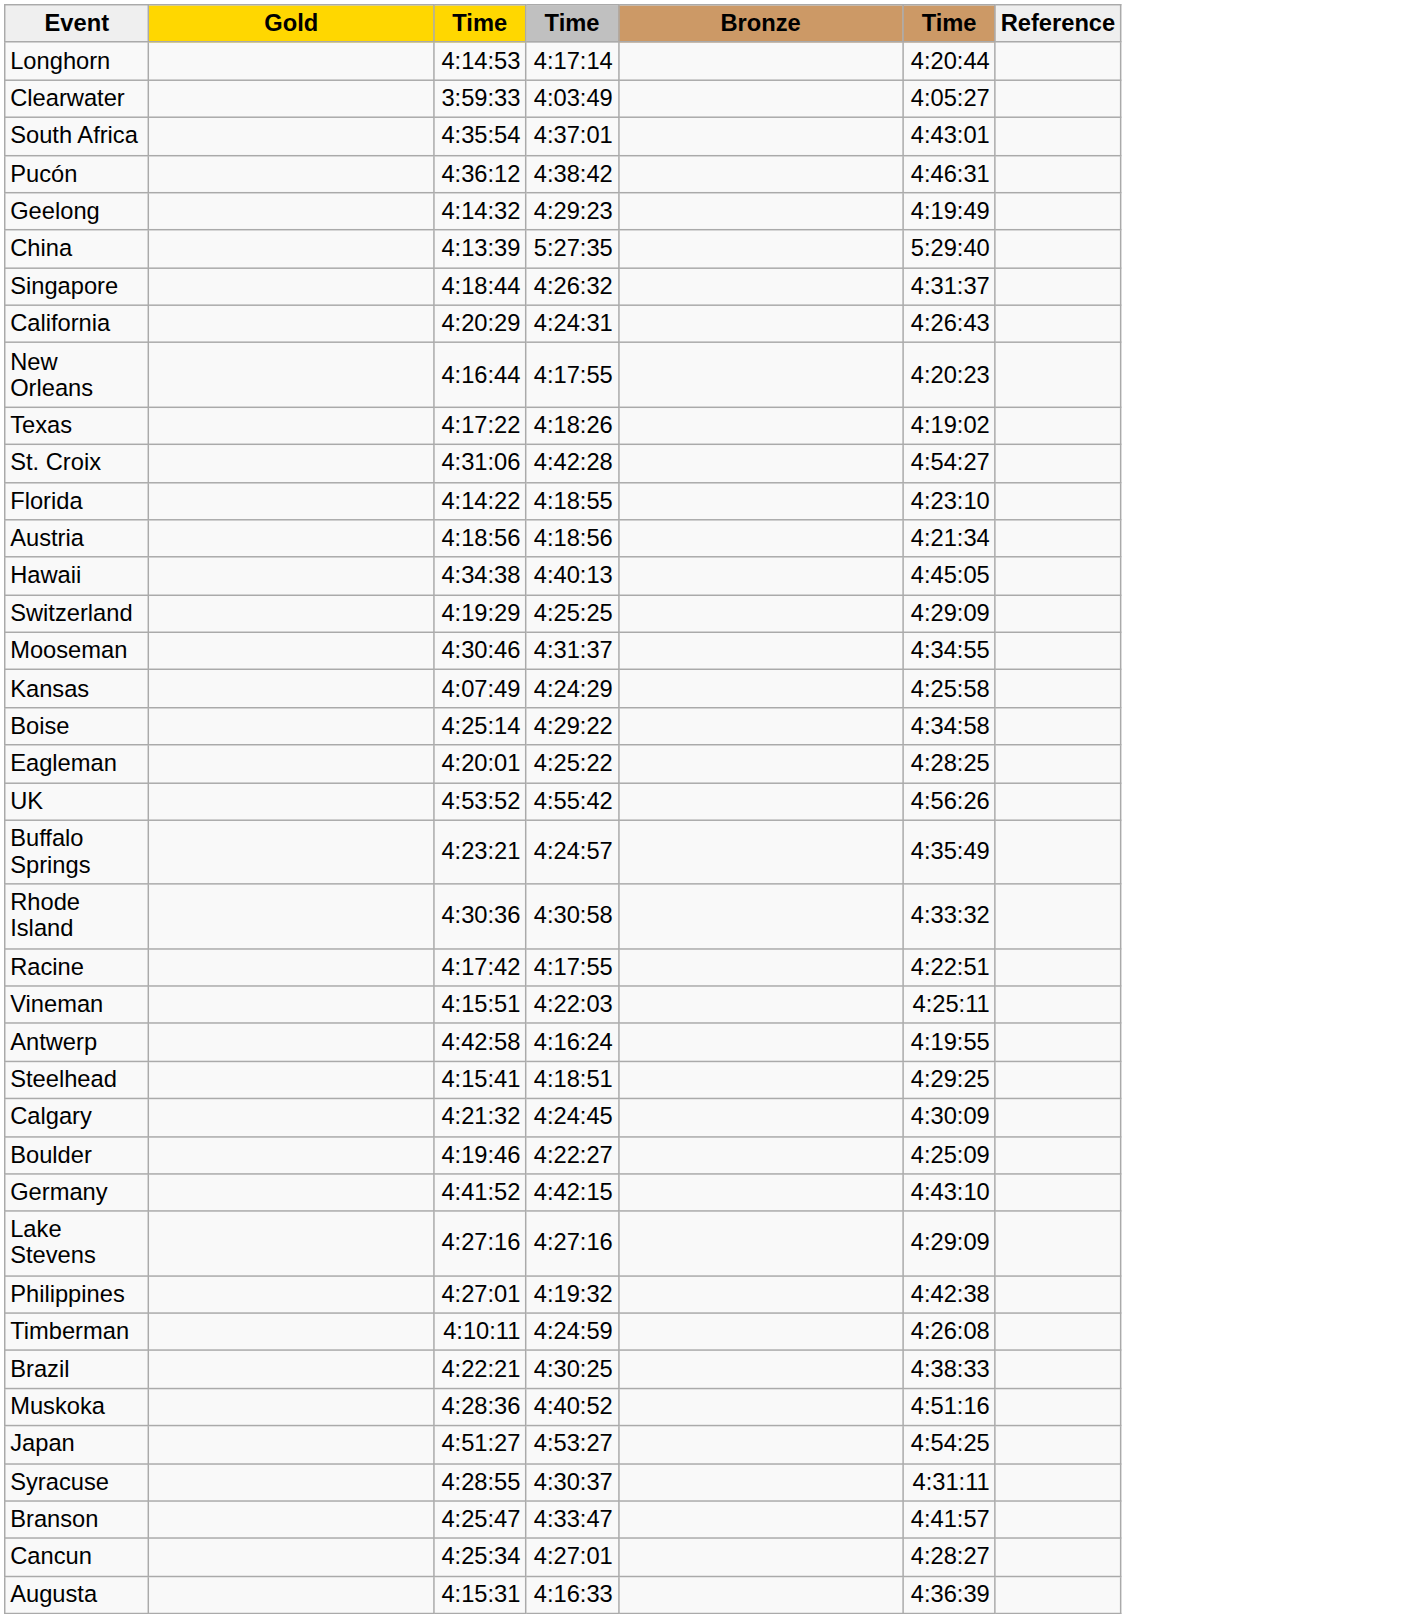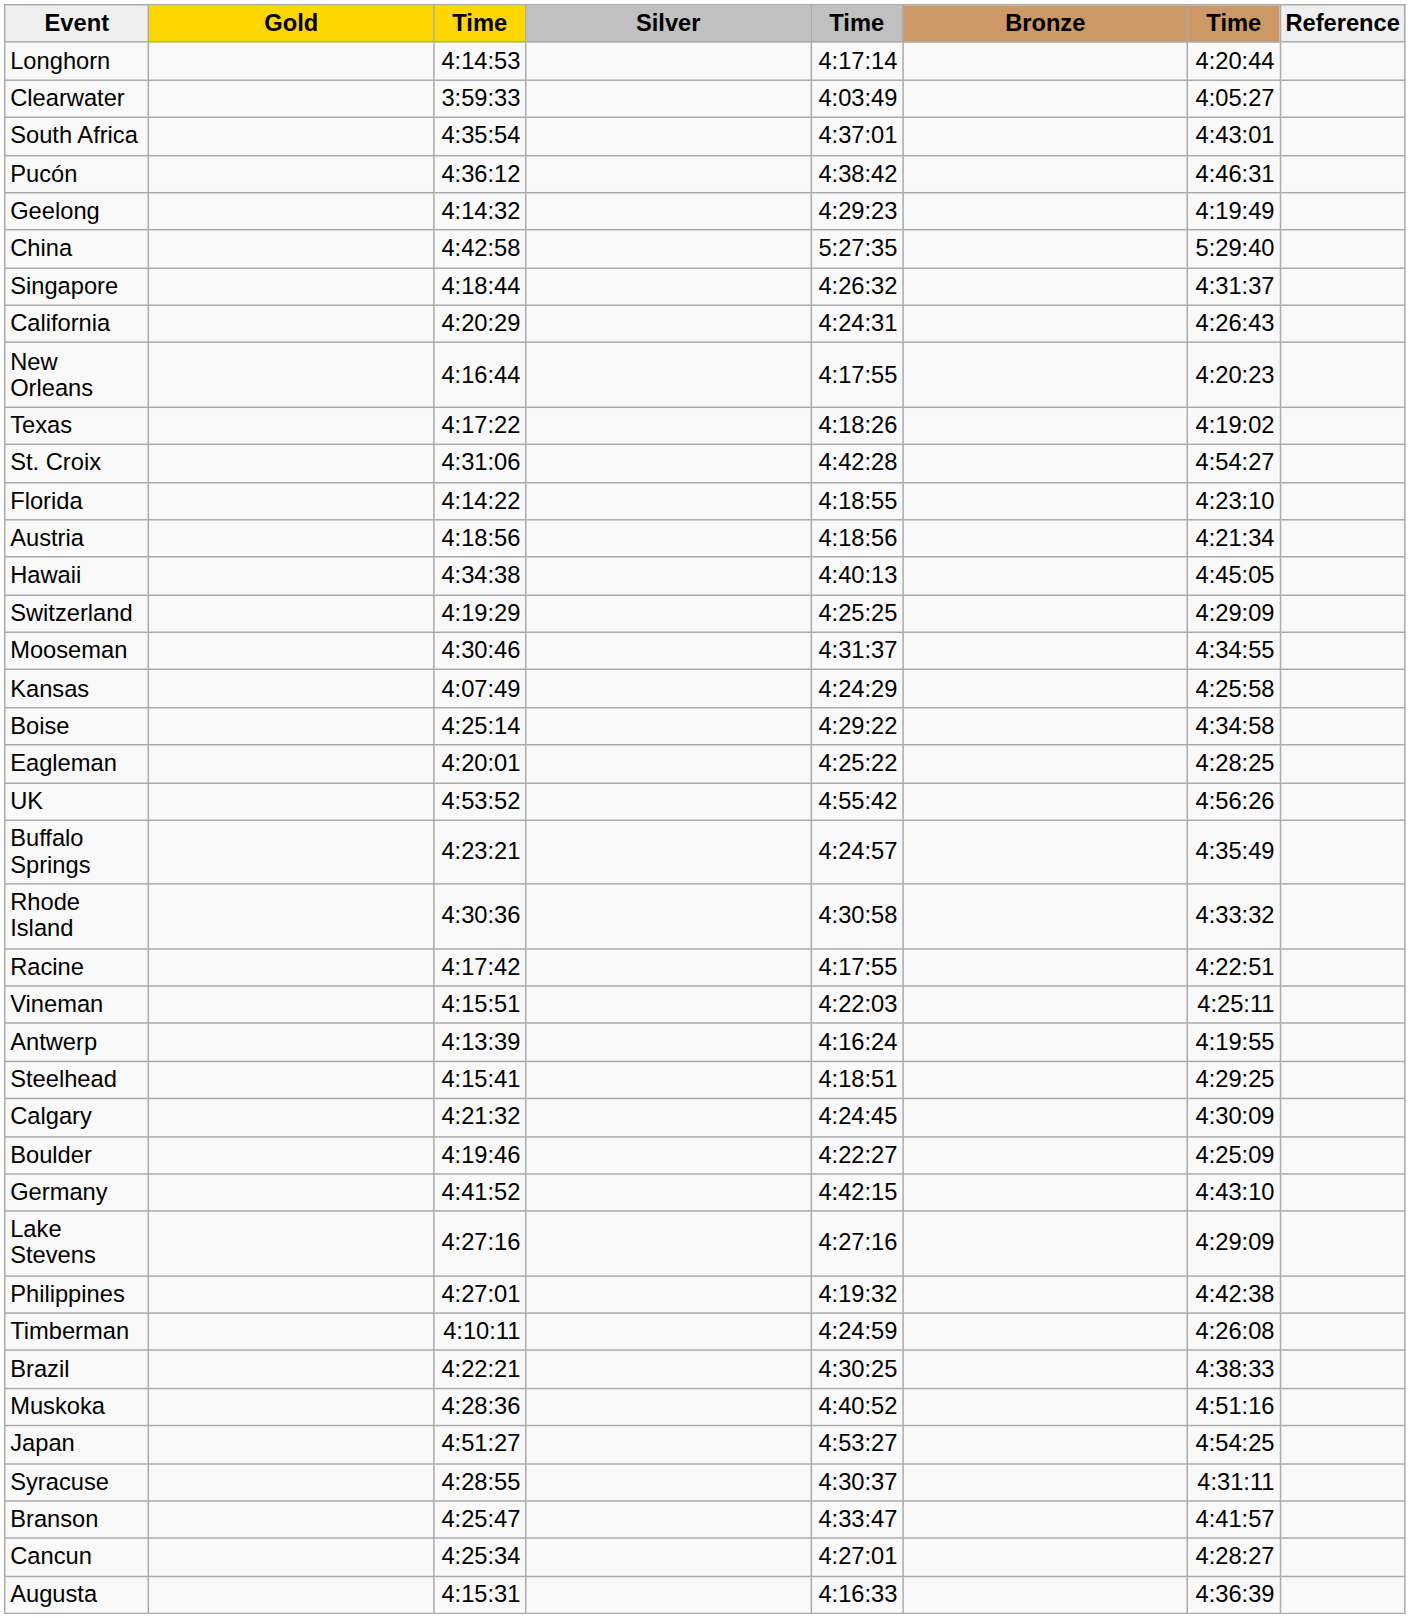+ column: (668, 23)
(481, 248) 4:13:39 -> (481, 248) 4:42:58
(481, 1042) 4:42:58 -> (481, 1042) 4:13:39
